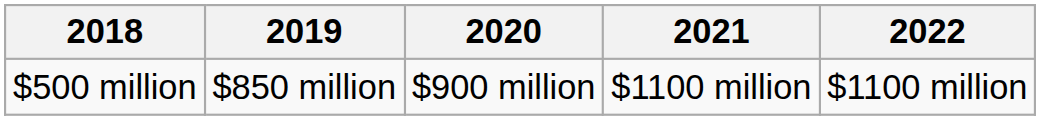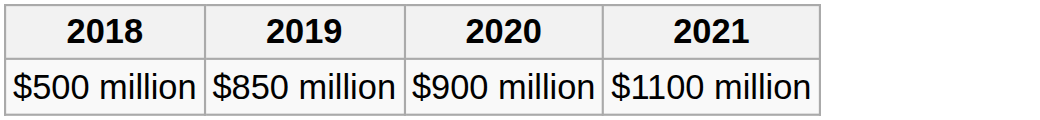- column: (927, 31)
